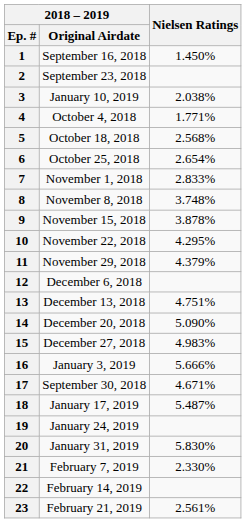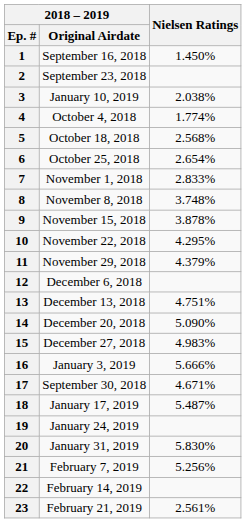(195, 117) 1.771% -> (195, 117) 1.774%
(195, 466) 2.330% -> (195, 466) 5.256%
